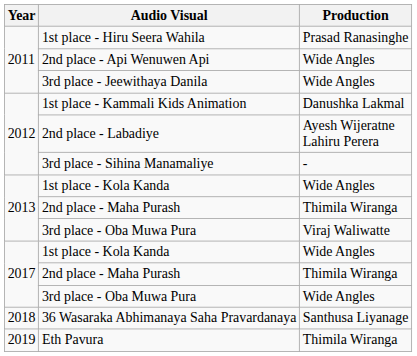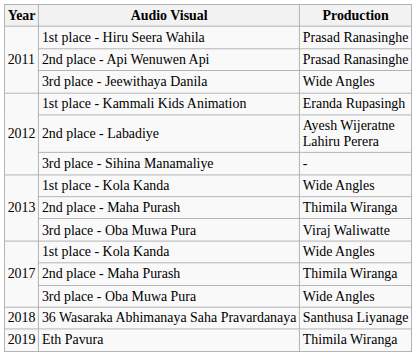(339, 59) Wide Angles -> (356, 59) Prasad Ranasinghe
(354, 103) Danushka Lakmal -> (354, 103) Eranda Rupasingh
